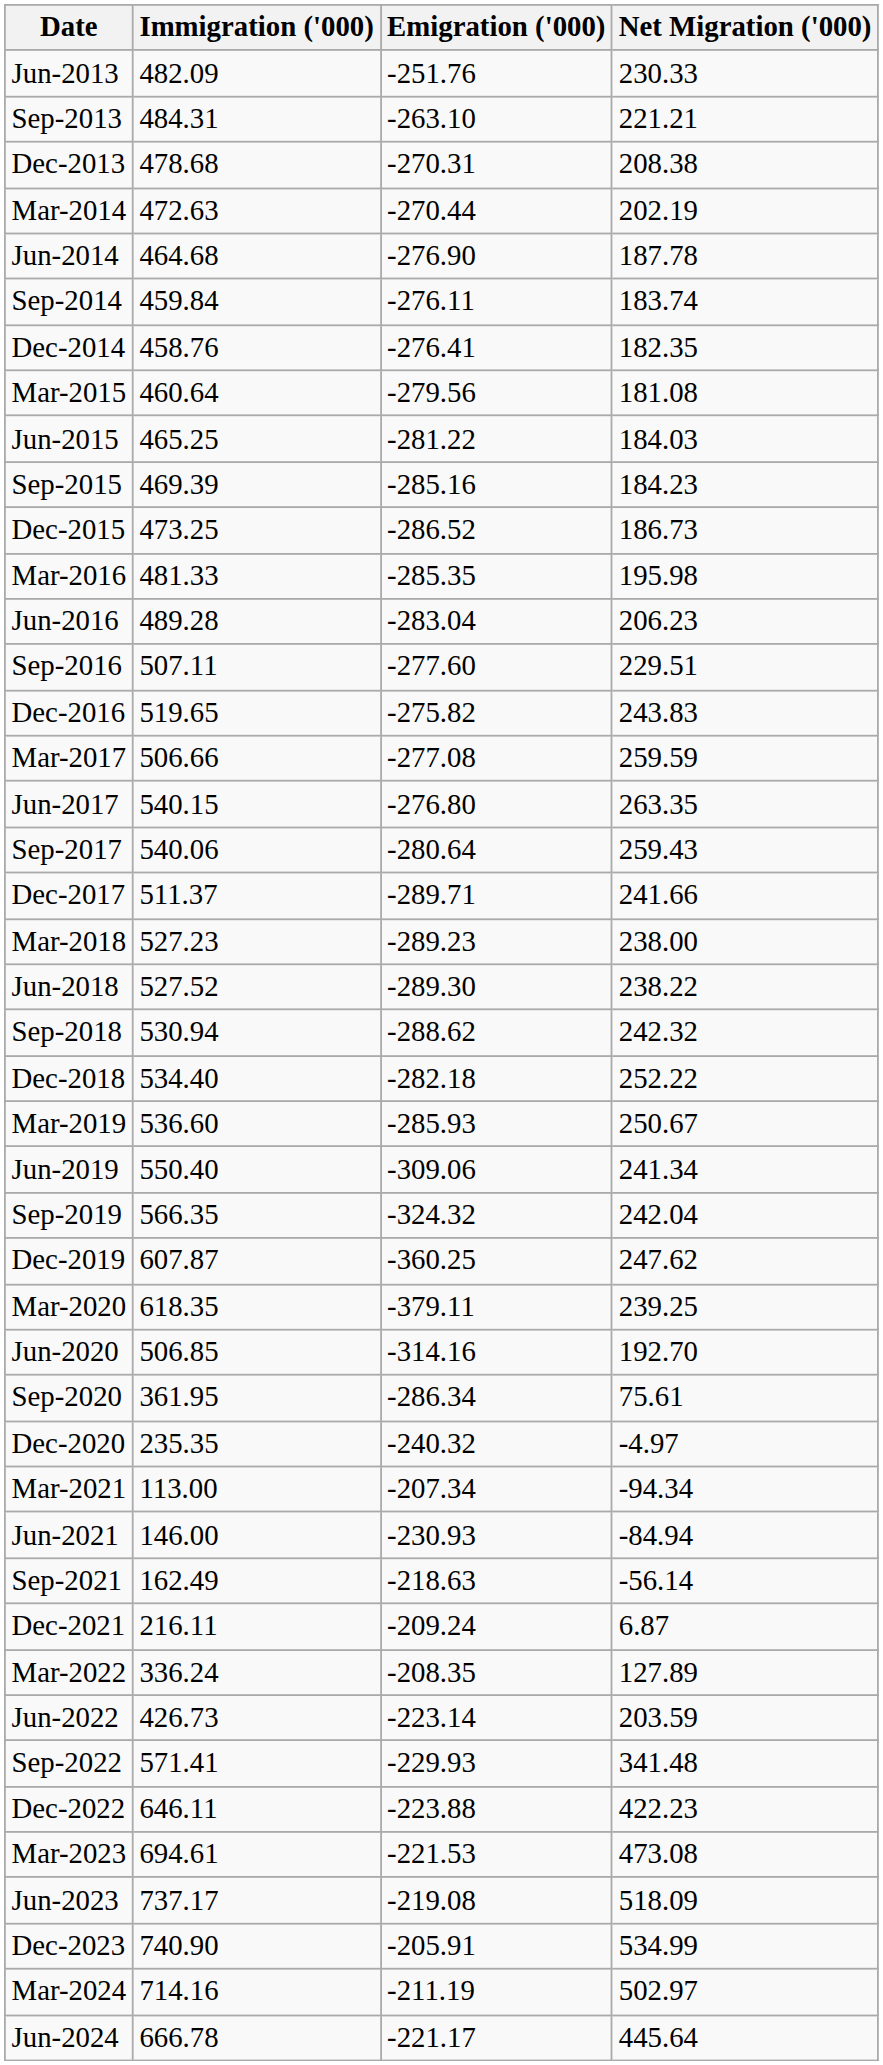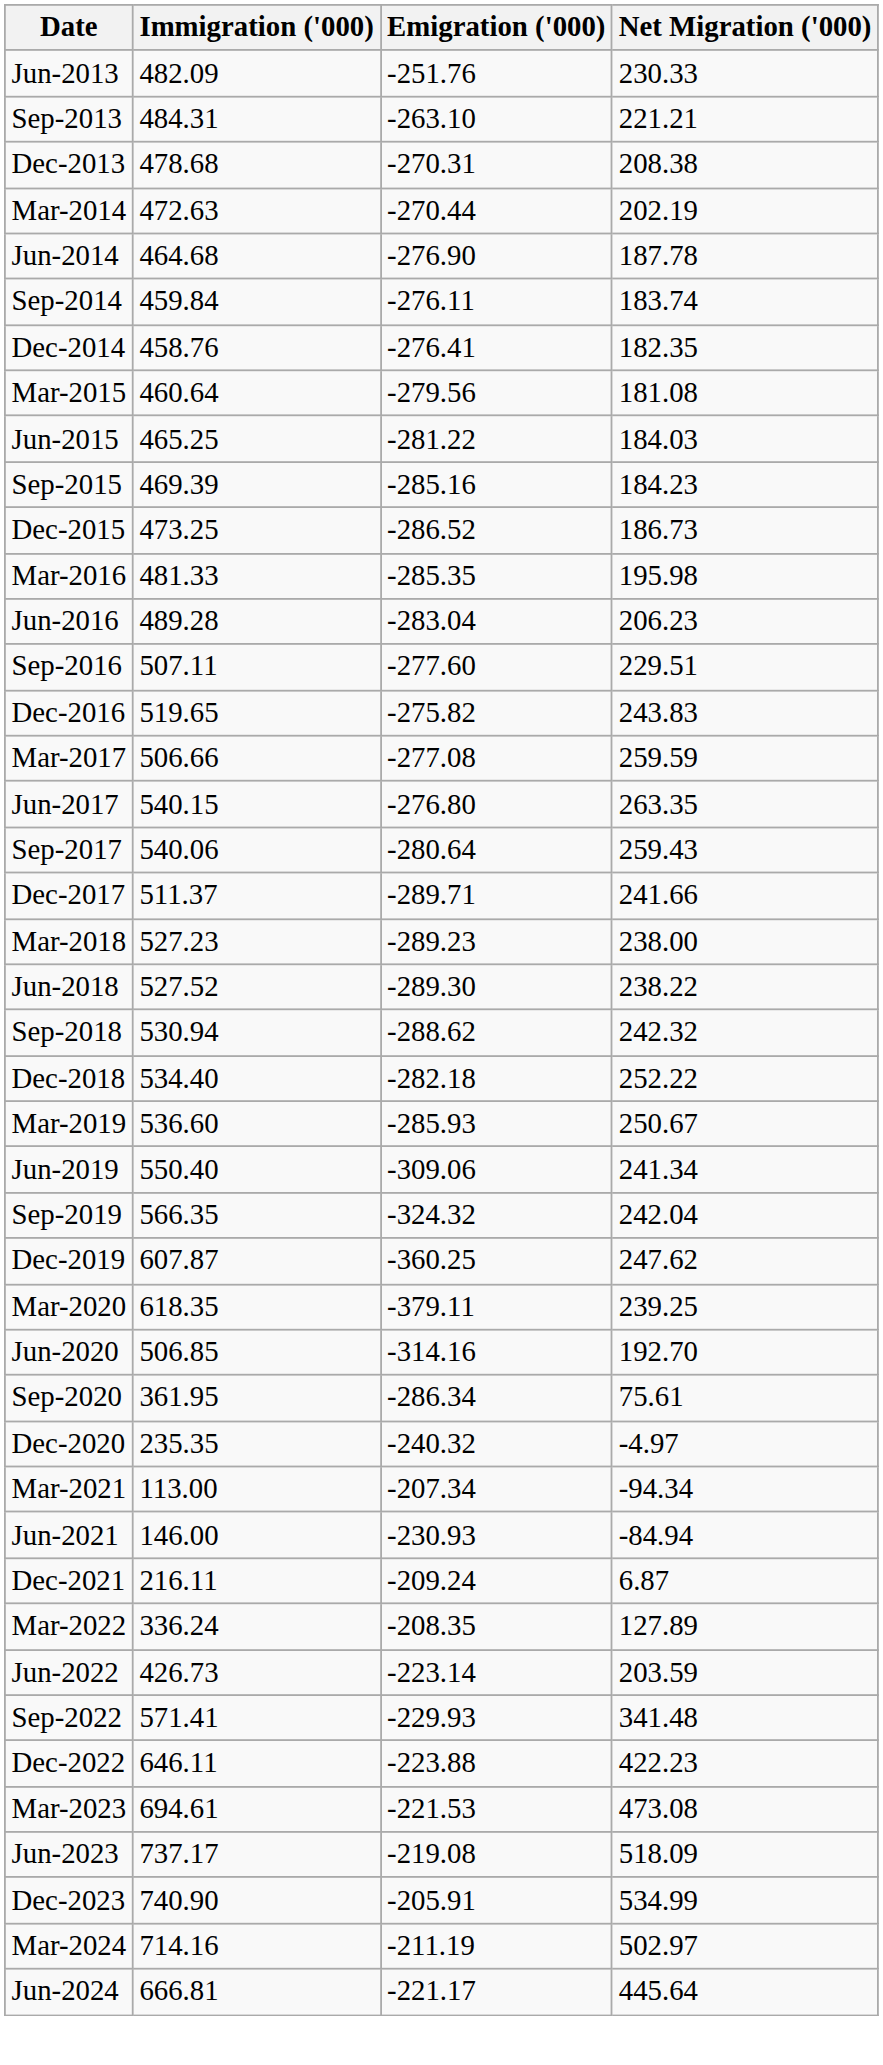- row: (67, 1580)
(179, 2037) 666.78 -> (179, 1991) 666.81
